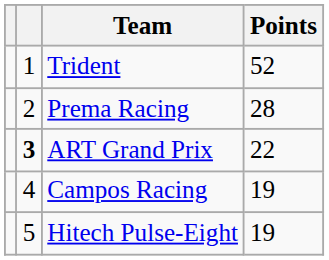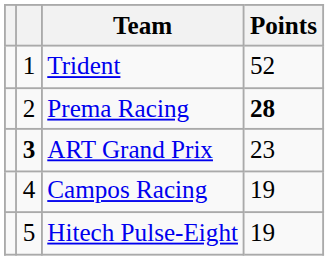(262, 107) normal -> (262, 107) bold
(262, 149) 22 -> (262, 149) 23
